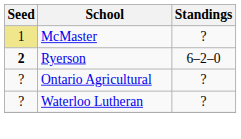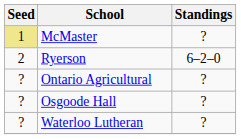(21, 58) bold -> (21, 58) normal
+ row: (79, 101)
